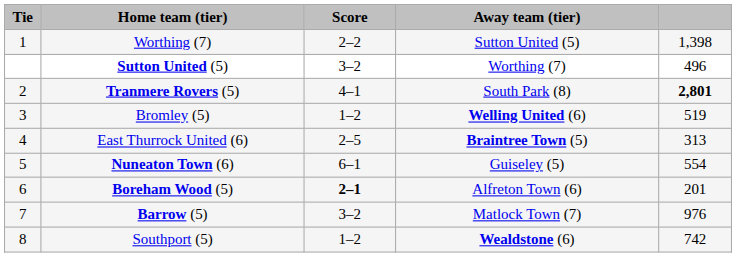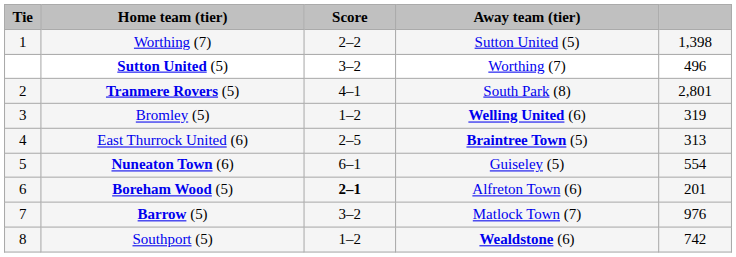(695, 91) bold -> (695, 91) normal
(695, 116) 519 -> (695, 116) 319
